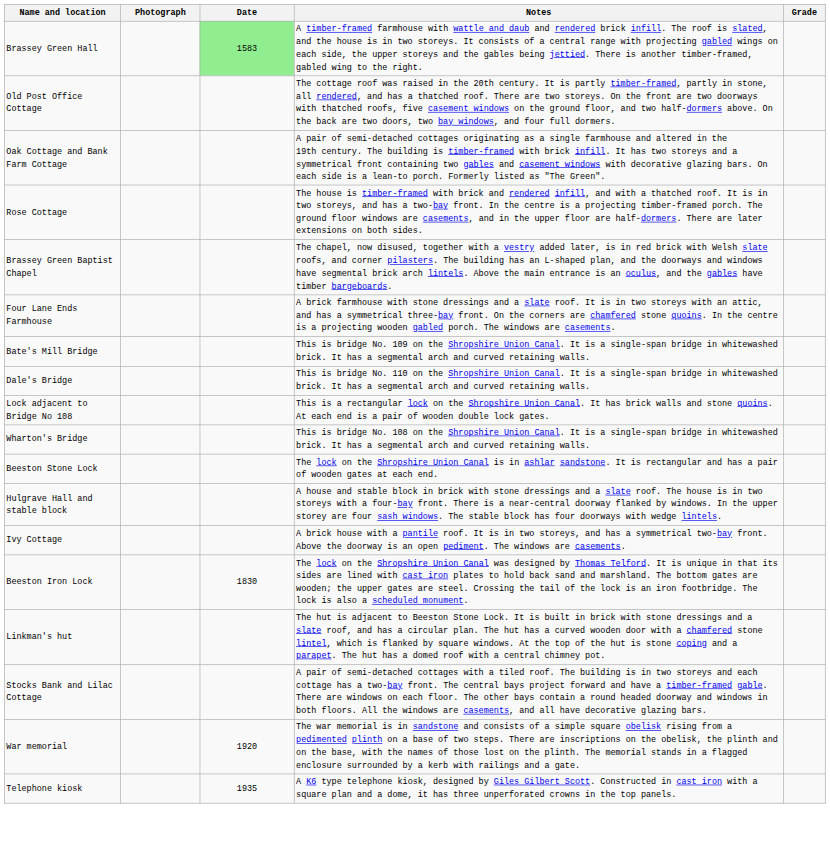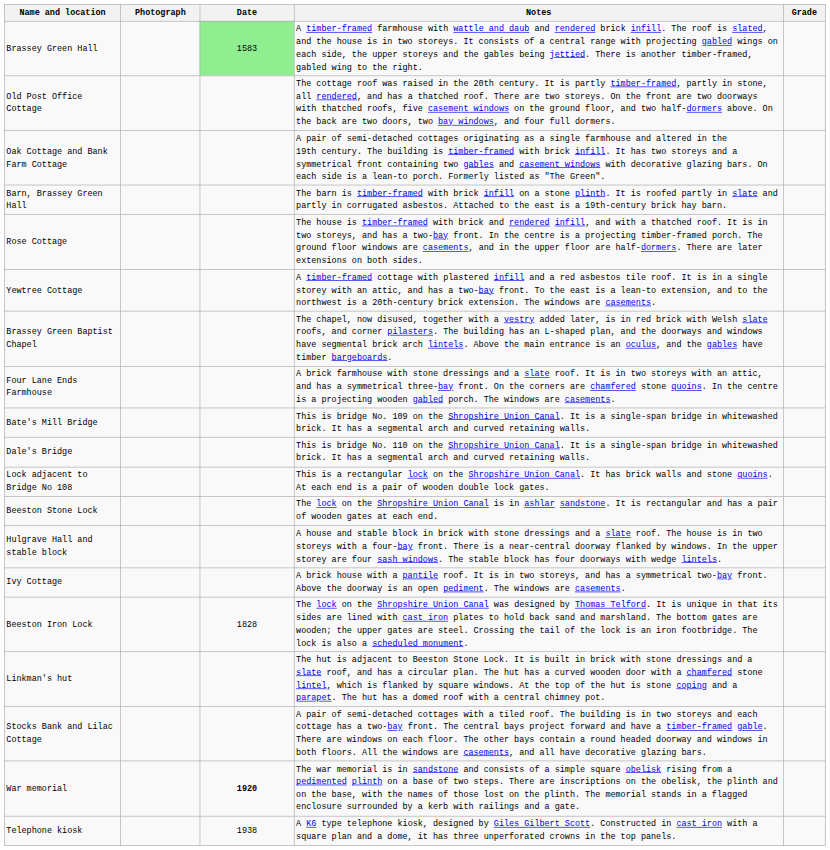+ row: (55, 200)
+ row: (44, 290)
- row: (47, 439)
(247, 582) 1830 -> (247, 624) 1828
(247, 746) normal -> (247, 788) bold
(247, 788) 1935 -> (247, 830) 1938
